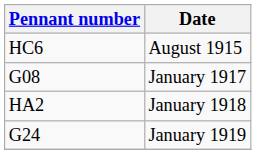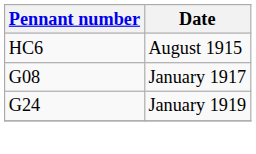- row: (27, 105)
